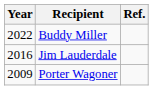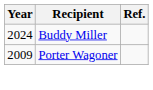(20, 34) 2022 -> (20, 34) 2024
- row: (78, 54)
